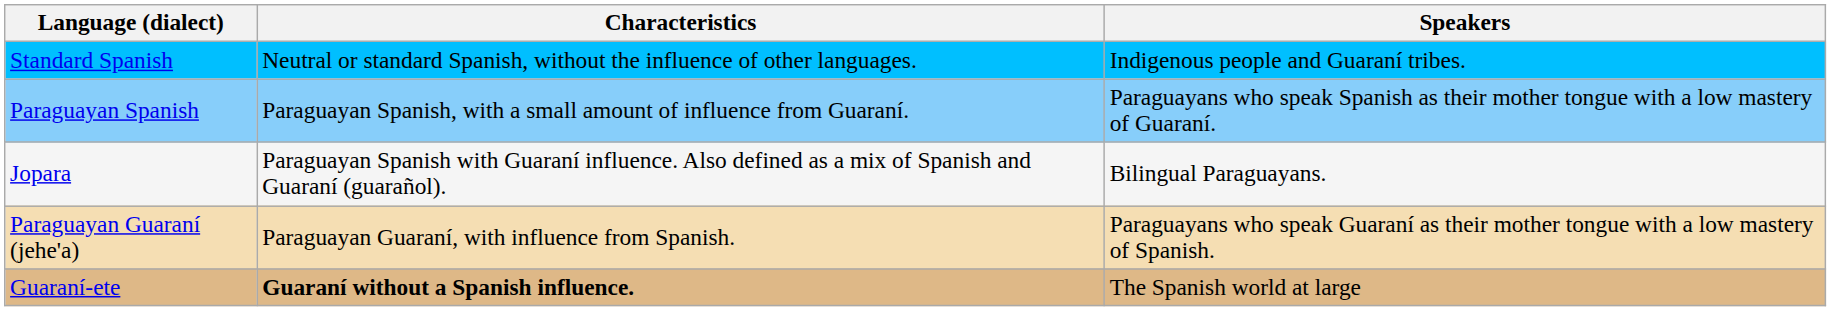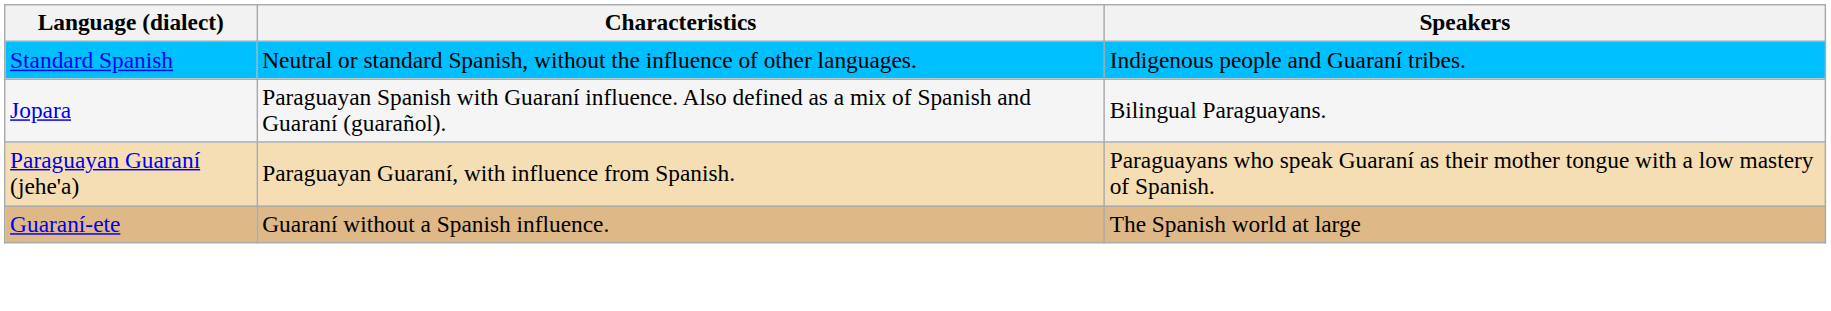- row: (105, 110)
(448, 287) bold -> (436, 223) normal
